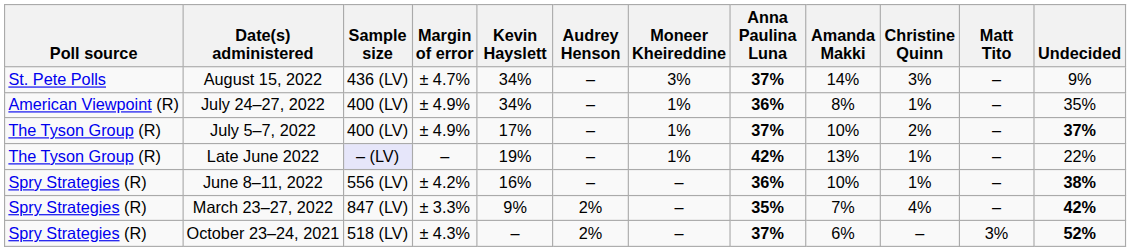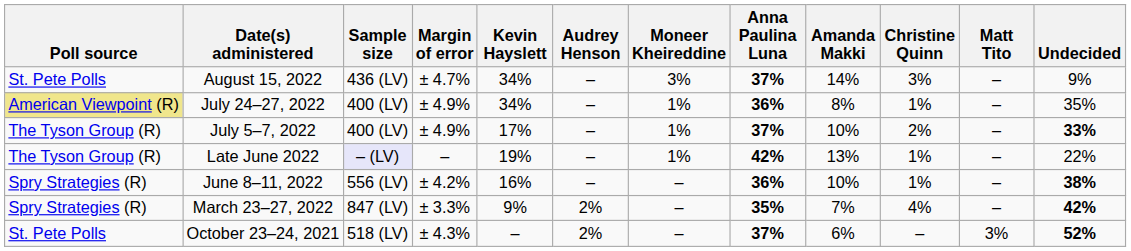(94, 105) no background -> (94, 105) khaki background
(1080, 131) 37% -> (1080, 131) 33%
(78, 234) Spry Strategies (R) -> (57, 234) St. Pete Polls
